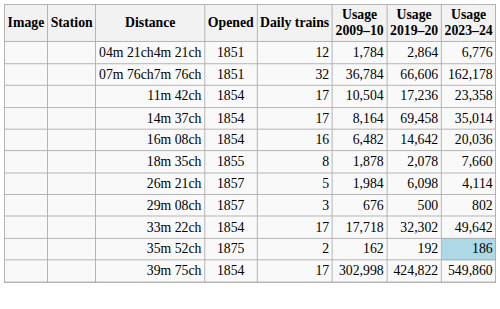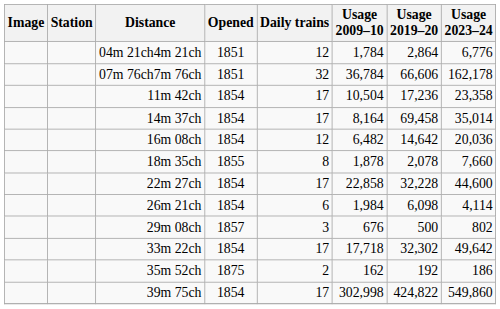(322, 140) 16 -> (322, 140) 12
+ row: (174, 183)
(231, 183) 1857 -> (231, 205) 1854
(326, 183) 5 -> (326, 205) 6
(482, 249) lightblue background -> (482, 270) no background
